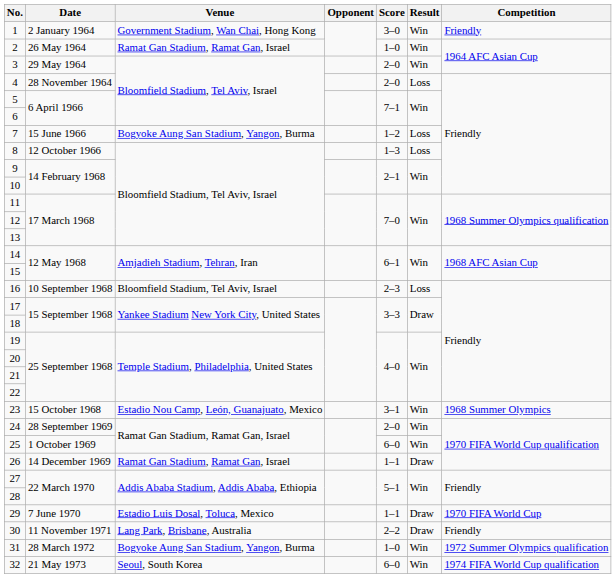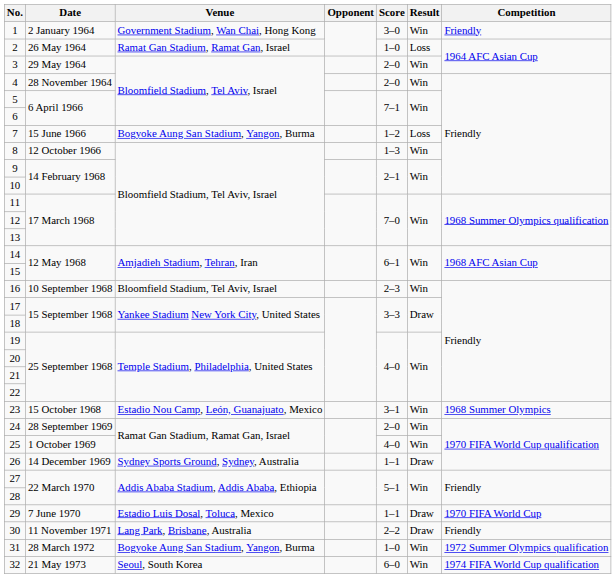(419, 47) Win -> (420, 47) Loss
(420, 82) Loss -> (419, 82) Win
(420, 151) Loss -> (419, 151) Win
(420, 289) Loss -> (419, 289) Win
(392, 444) 6–0 -> (392, 444) 4–0
(204, 461) Ramat Gan Stadium, Ramat Gan, Israel -> (208, 461) Sydney Sports Ground, Sydney, Australia
